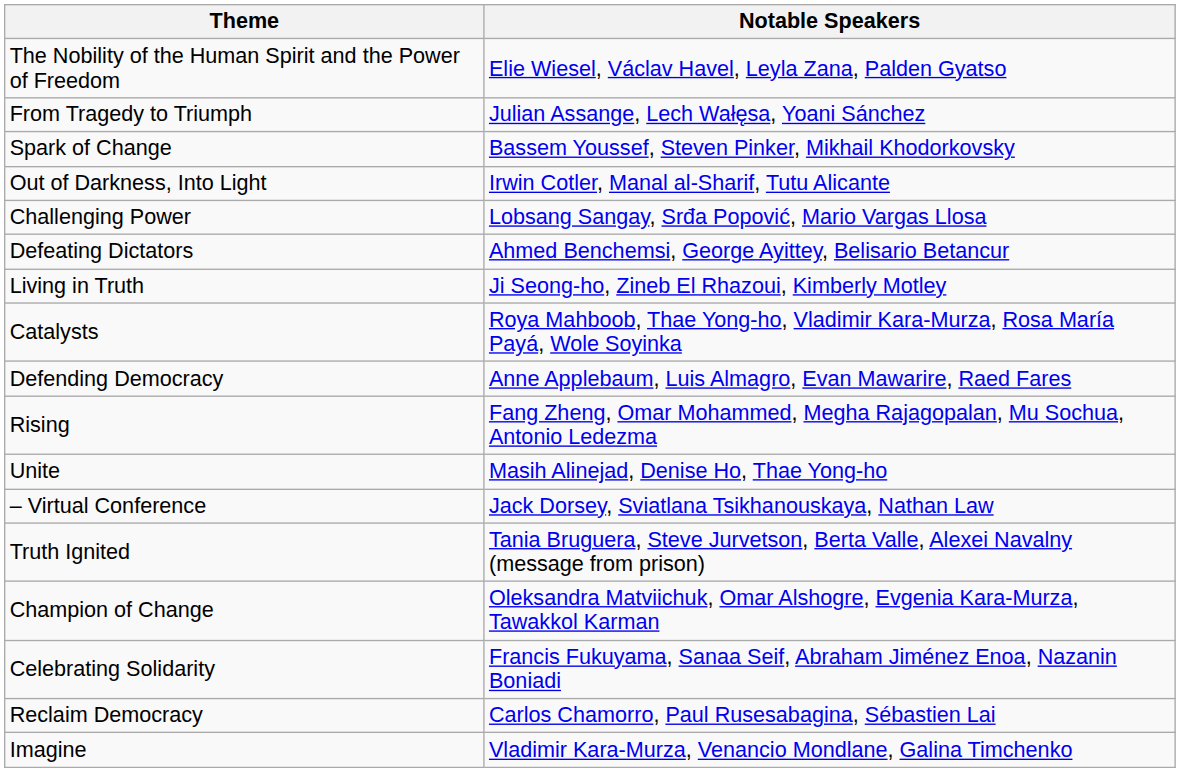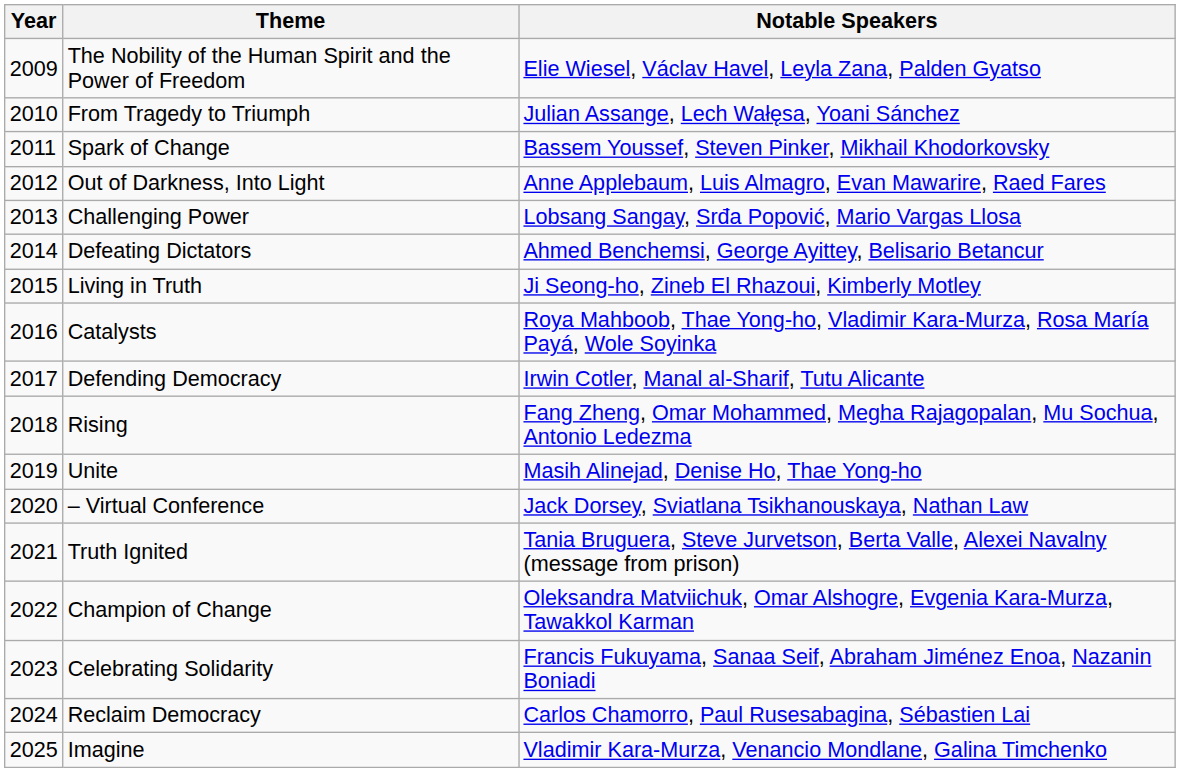+ column: (34, 21)
(689, 182) Irwin Cotler, Manal al-Sharif, Tutu Alicante -> (815, 182) Anne Applebaum, Luis Almagro, Evan Mawarire, Raed Fares
(780, 378) Anne Applebaum, Luis Almagro, Evan Mawarire, Raed Fares -> (724, 378) Irwin Cotler, Manal al-Sharif, Tutu Alicante
